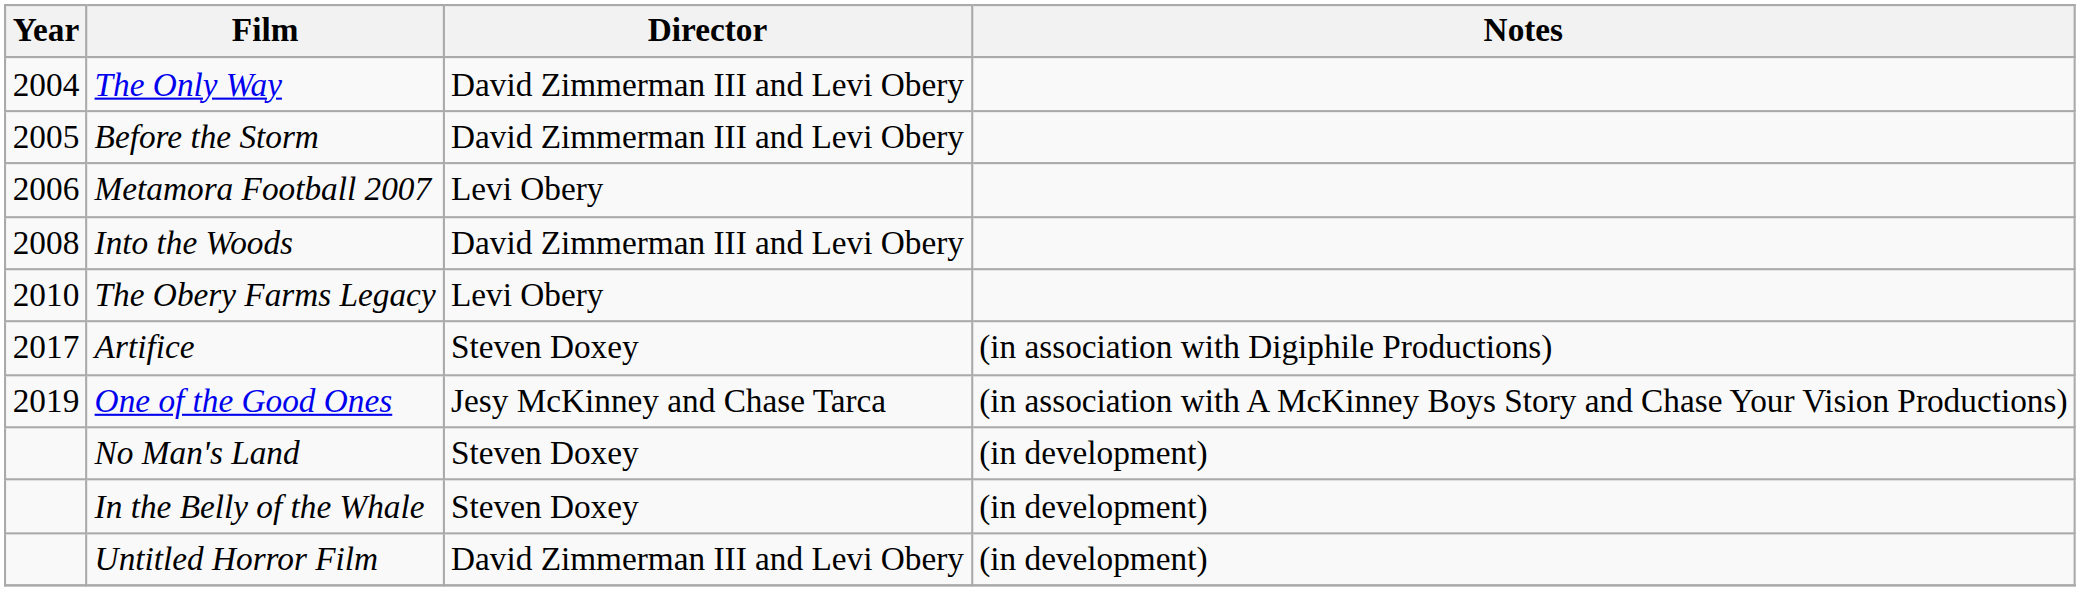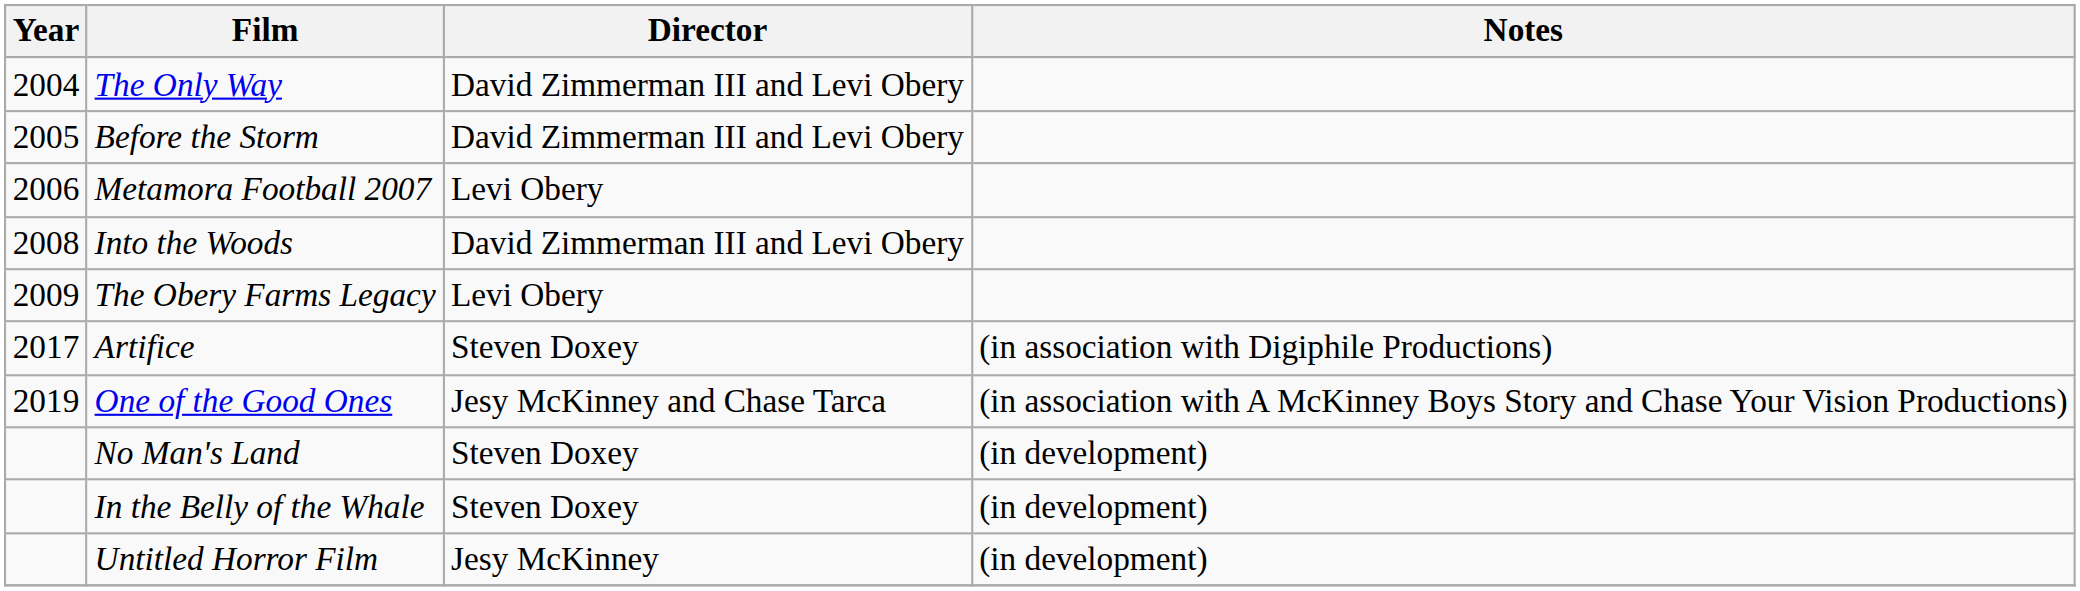(46, 294) 2010 -> (46, 294) 2009
(707, 558) David Zimmerman III and Levi Obery -> (555, 558) Jesy McKinney
